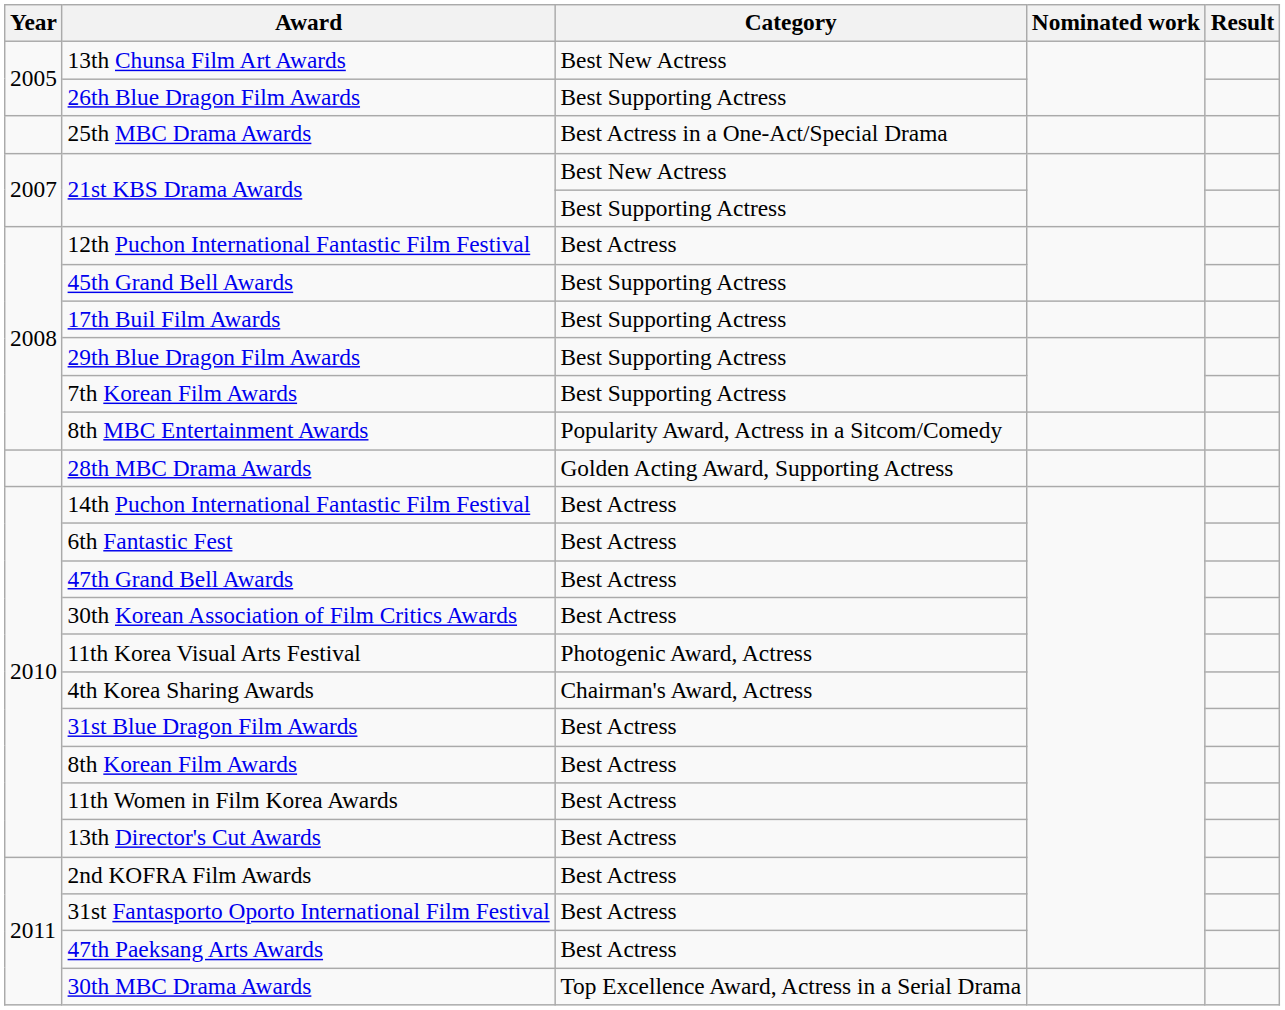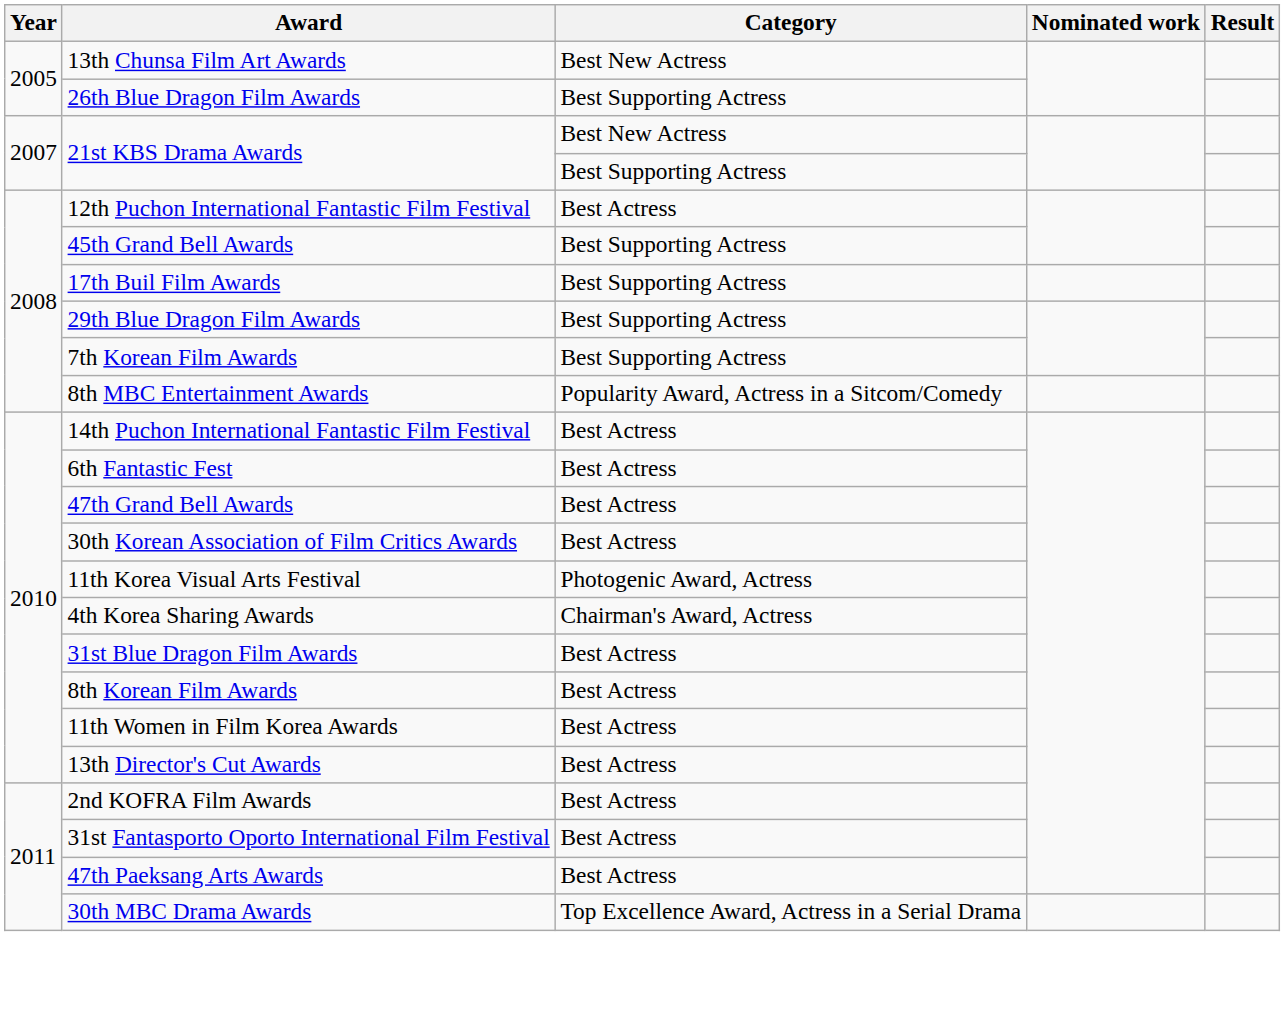- row: (189, 134)
- row: (189, 467)
